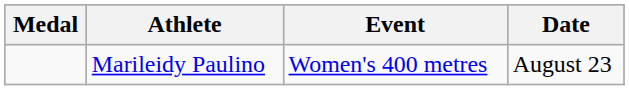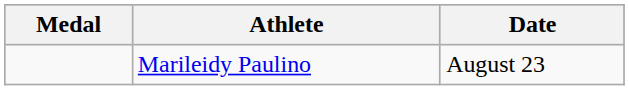- column: (395, 24)
